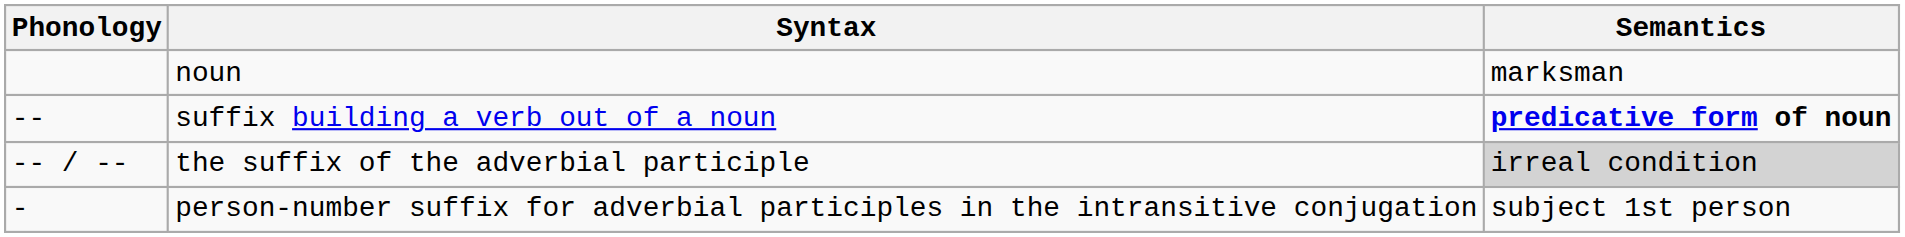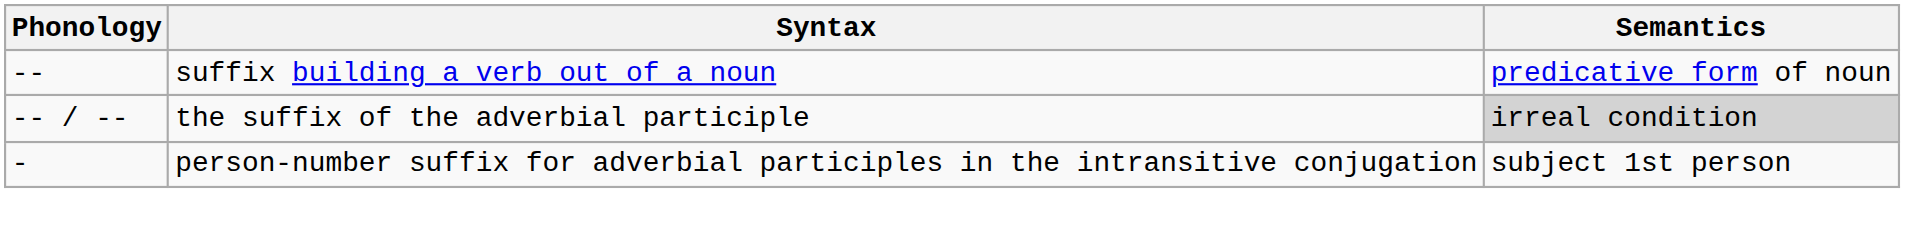- row: (209, 73)
(1691, 118) bold -> (1691, 73) normal
